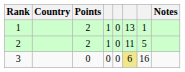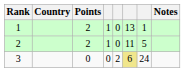(118, 59) 0 -> (118, 59) 2
(144, 59) 16 -> (144, 59) 24
